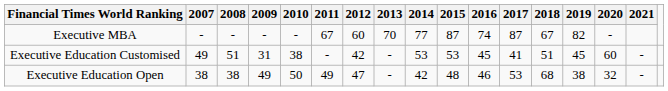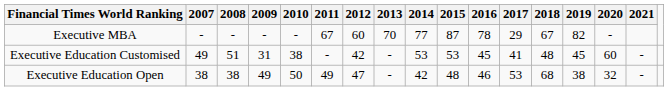(484, 34) 74 -> (484, 34) 78
(516, 34) 87 -> (516, 34) 29
(547, 55) 51 -> (547, 55) 48
